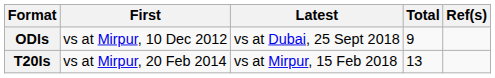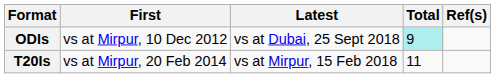(410, 38) no background -> (410, 38) paleturquoise background
(414, 61) 13 -> (414, 61) 11
